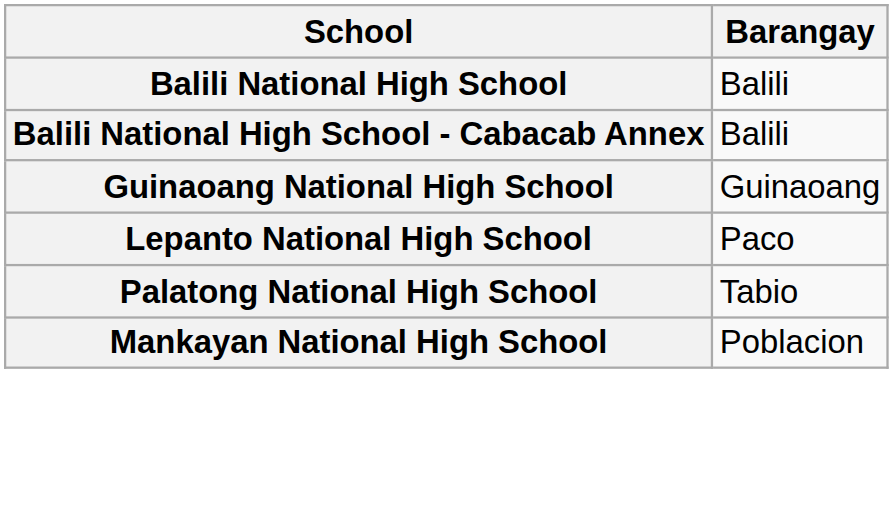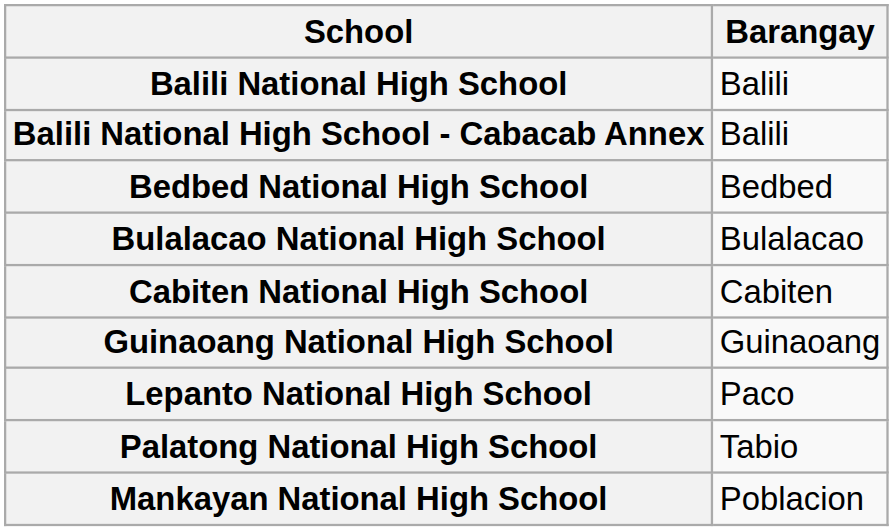+ row: (359, 187)
+ row: (359, 239)
+ row: (359, 291)
